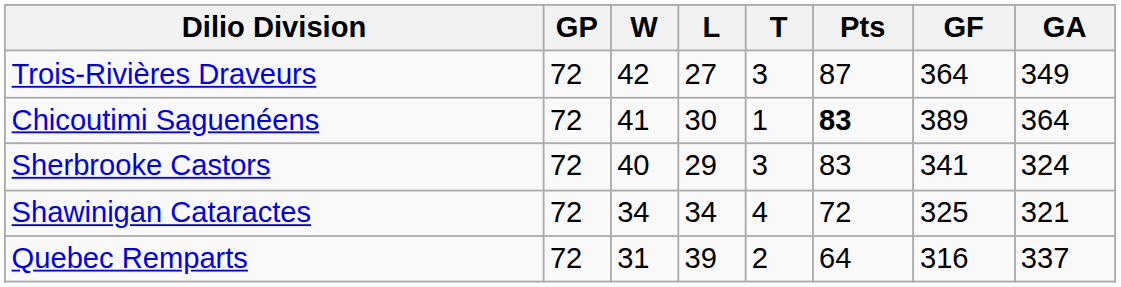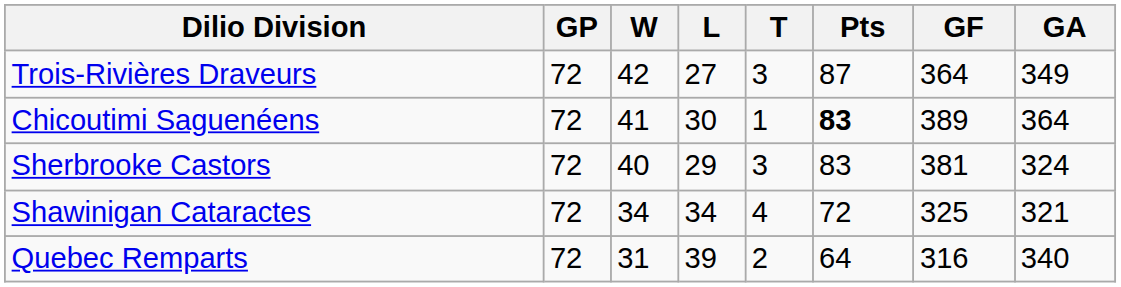(944, 166) 341 -> (944, 166) 381
(1045, 258) 337 -> (1045, 258) 340
